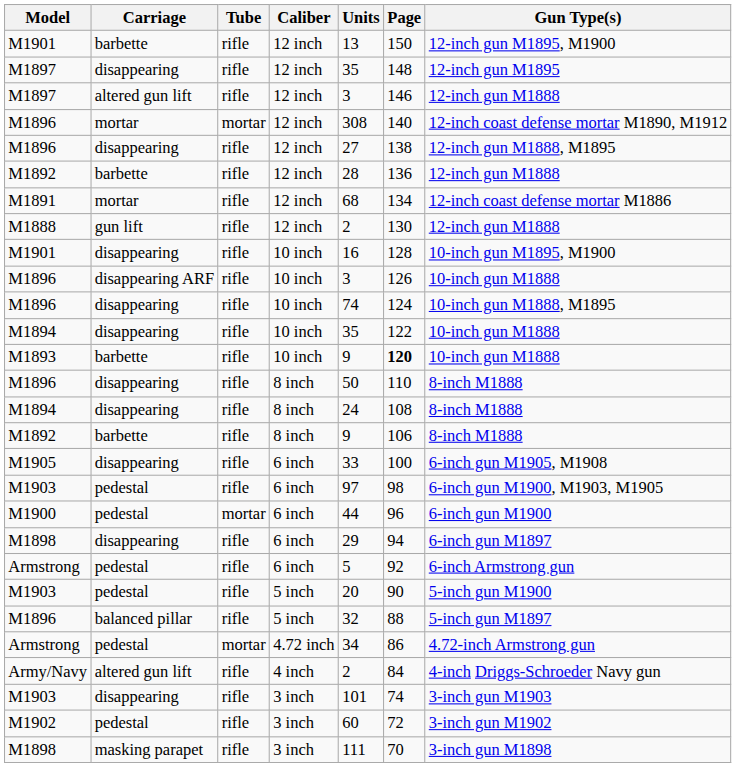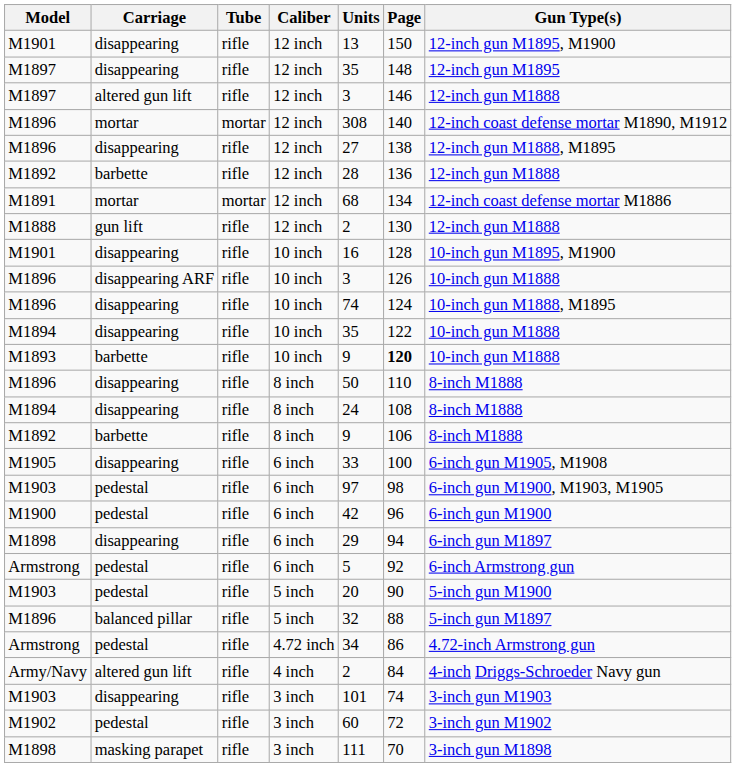(121, 43) barbette -> (137, 43) disappearing
(235, 200) rifle -> (244, 200) mortar
(244, 514) mortar -> (235, 514) rifle
(350, 514) 44 -> (350, 514) 42
(244, 644) mortar -> (235, 644) rifle
